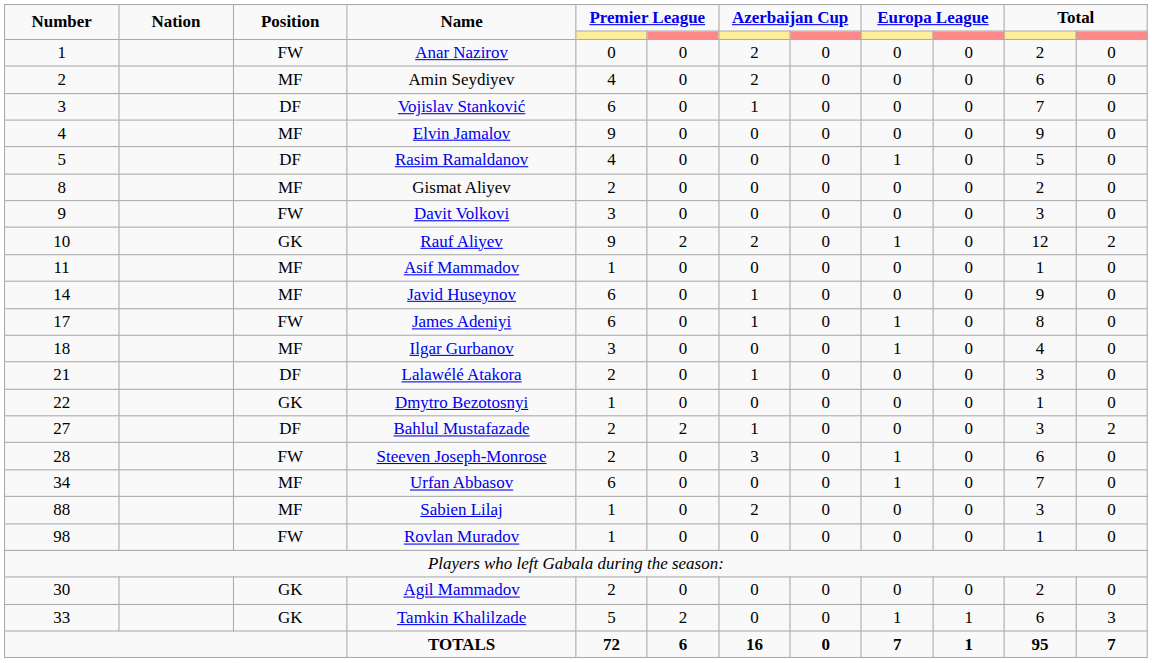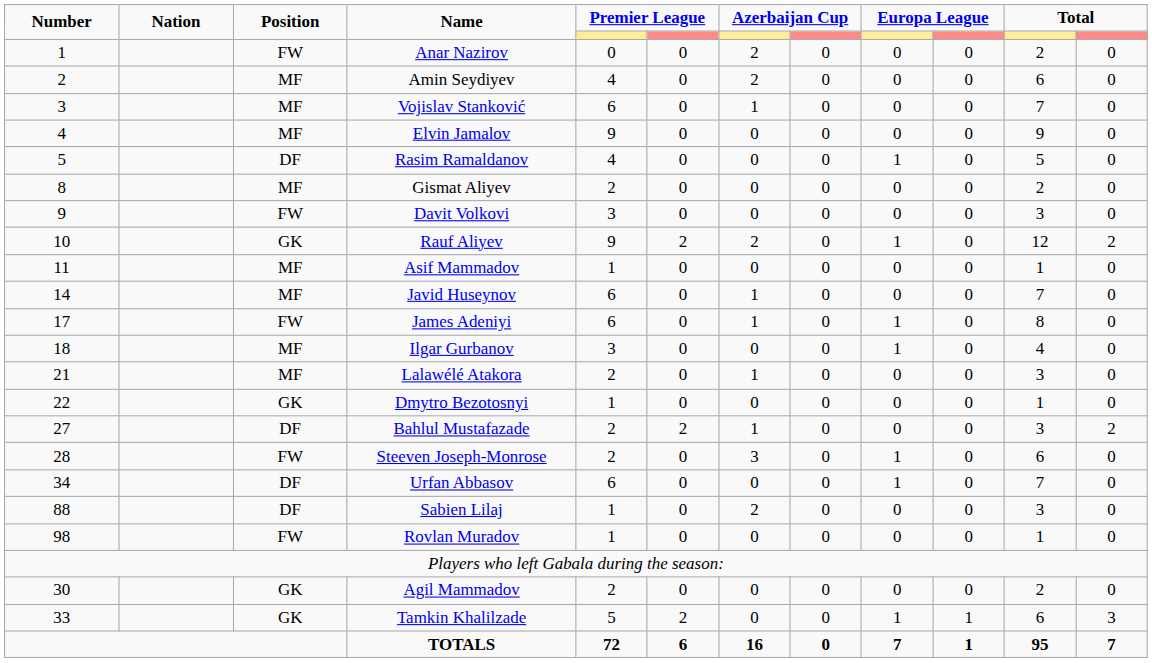(290, 106) DF -> (290, 106) MF
(1040, 294) 9 -> (1040, 294) 7
(290, 375) DF -> (290, 375) MF
(290, 483) MF -> (290, 483) DF
(290, 509) MF -> (290, 509) DF
